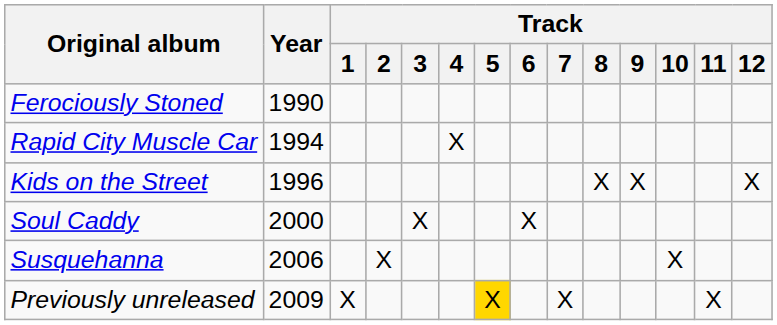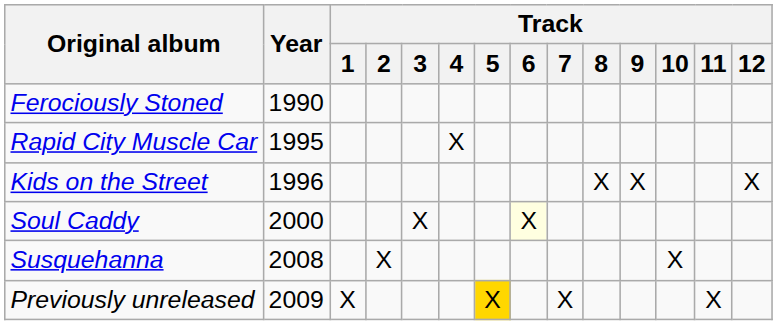(296, 142) 1994 -> (296, 142) 1995
(529, 220) no background -> (529, 220) lightyellow background
(296, 260) 2006 -> (296, 260) 2008
